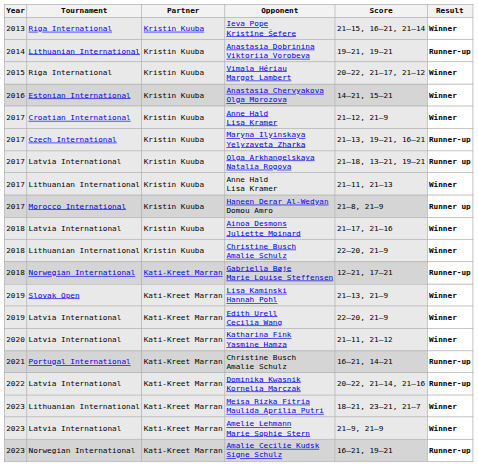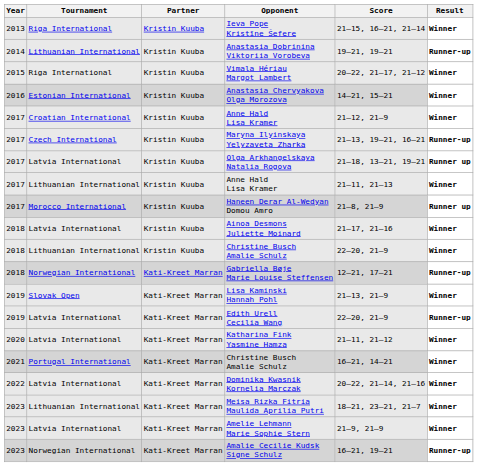(443, 317) Winner -> (450, 317) Runner-up
(450, 361) Runner-up -> (443, 361) Winner
(450, 384) Runner-up -> (443, 384) Winner
